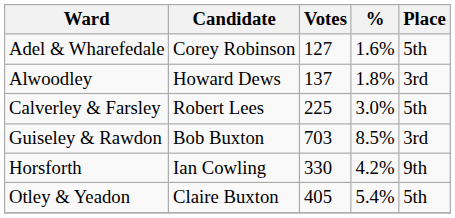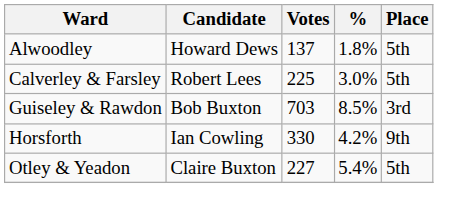- row: (87, 49)
(416, 78) 3rd -> (398, 49) 5th
(318, 197) 405 -> (301, 167) 227
